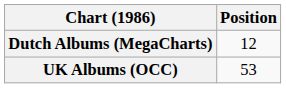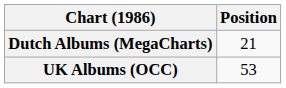(248, 43) 12 -> (248, 43) 21
